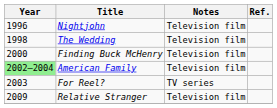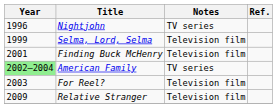(206, 26) Television film -> (190, 26) TV series
- row: (87, 40)
+ row: (105, 40)
(17, 54) 2000 -> (17, 54) 2001
(206, 68) Television film -> (190, 68) TV series
(190, 82) TV series -> (206, 82) Television film
